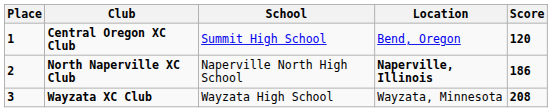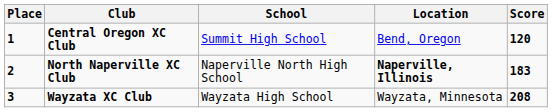(520, 72) 186 -> (520, 72) 183
